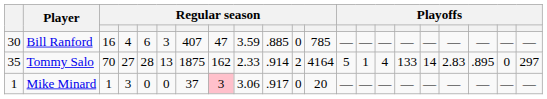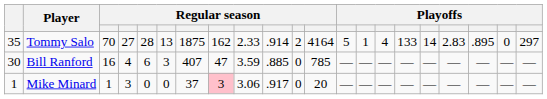rows swapped: (60, 62) <-> (60, 41)
